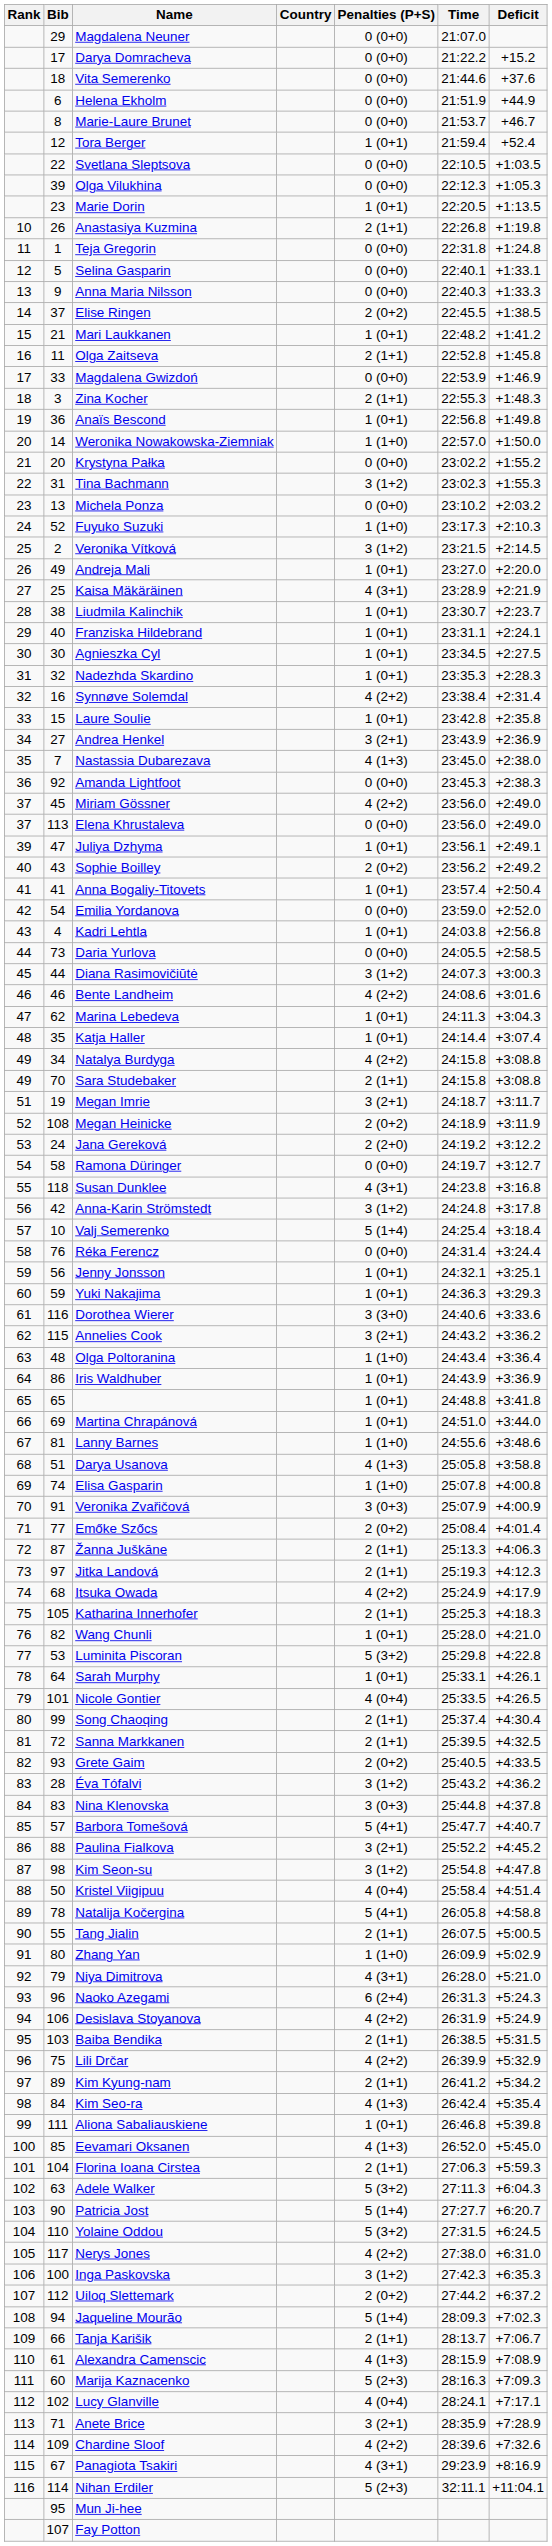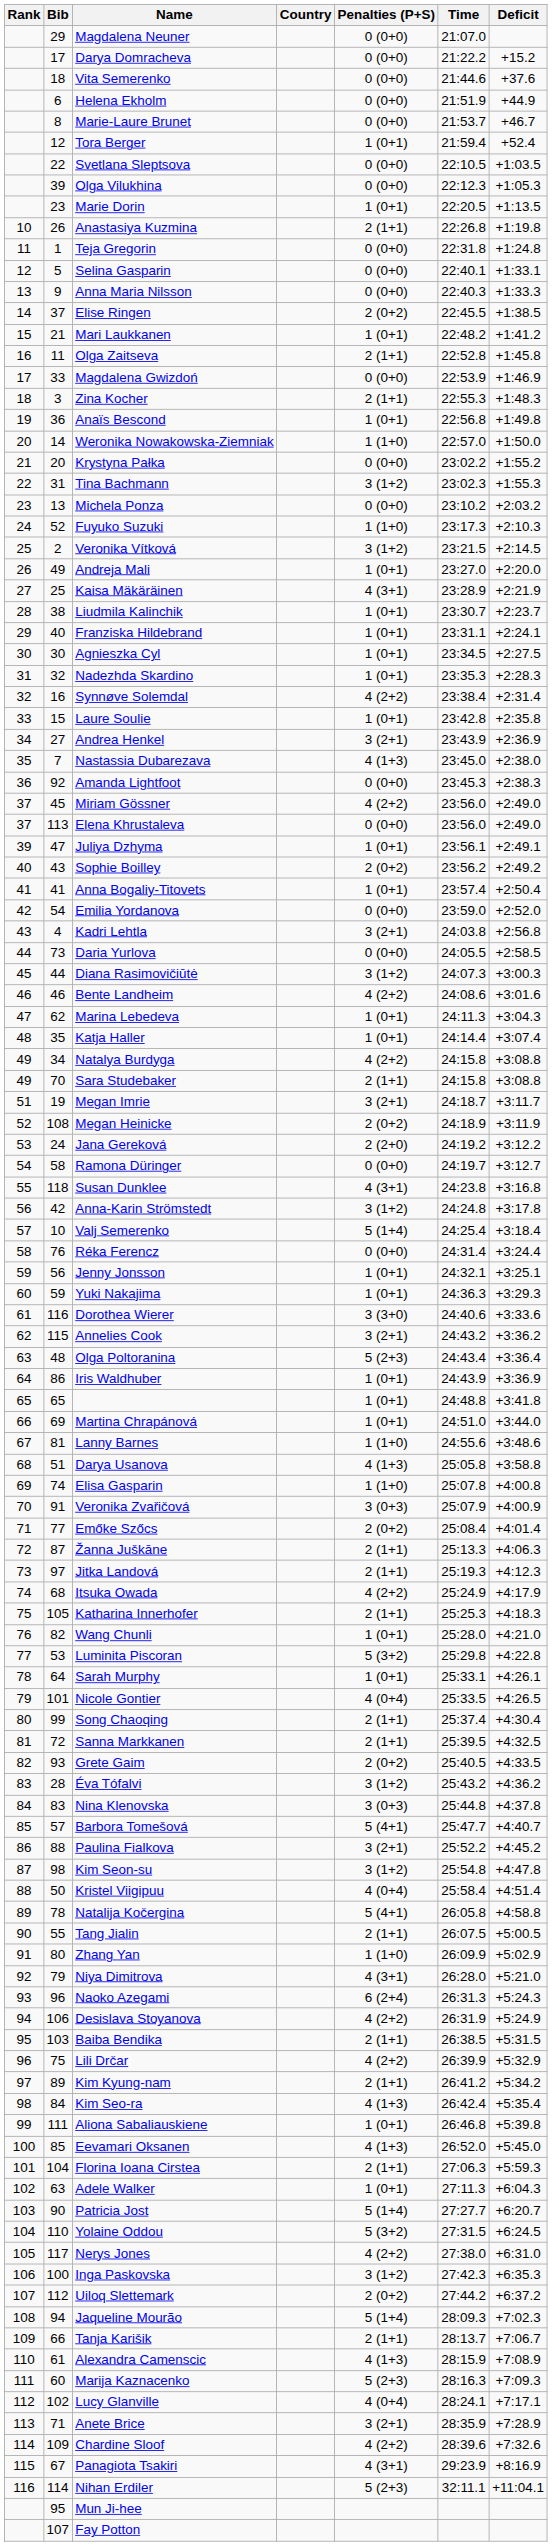(386, 931) 1 (0+1) -> (386, 931) 3 (2+1)
(386, 1358) 1 (1+0) -> (386, 1358) 5 (2+3)
(386, 2189) 5 (3+2) -> (386, 2189) 1 (0+1)
